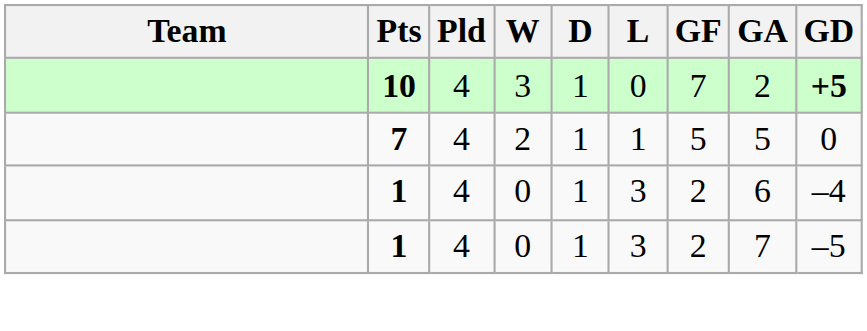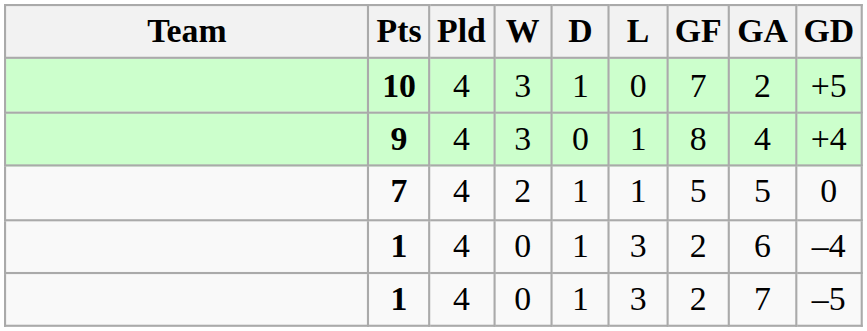(829, 84) bold -> (829, 84) normal
+ row: (399, 138)
